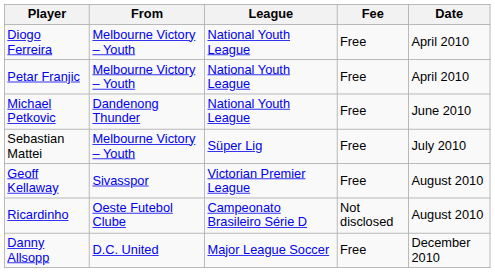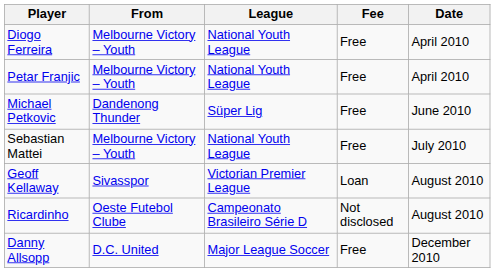(249, 111) National Youth League -> (235, 111) Süper Lig
(235, 146) Süper Lig -> (249, 146) National Youth League
(353, 180) Free -> (354, 180) Loan
